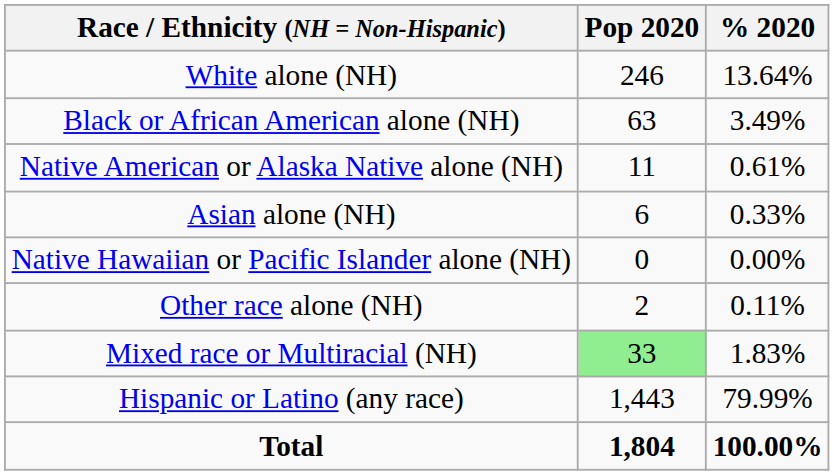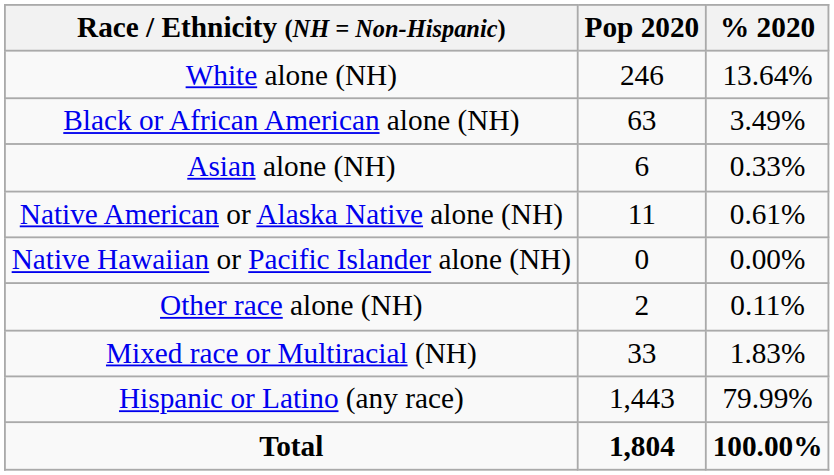rows swapped: (291, 167) <-> (291, 213)
(642, 352) lightgreen background -> (642, 352) no background
